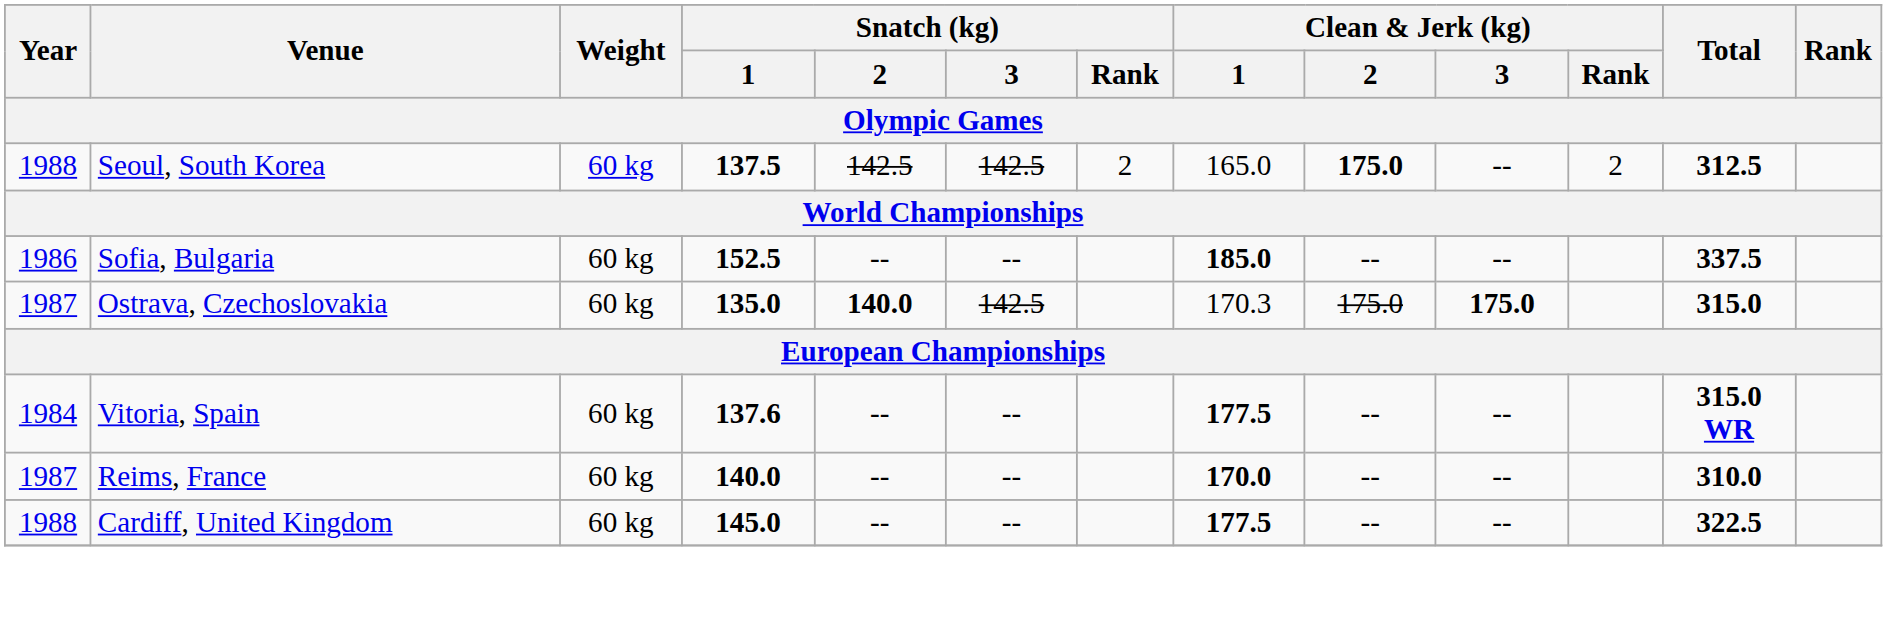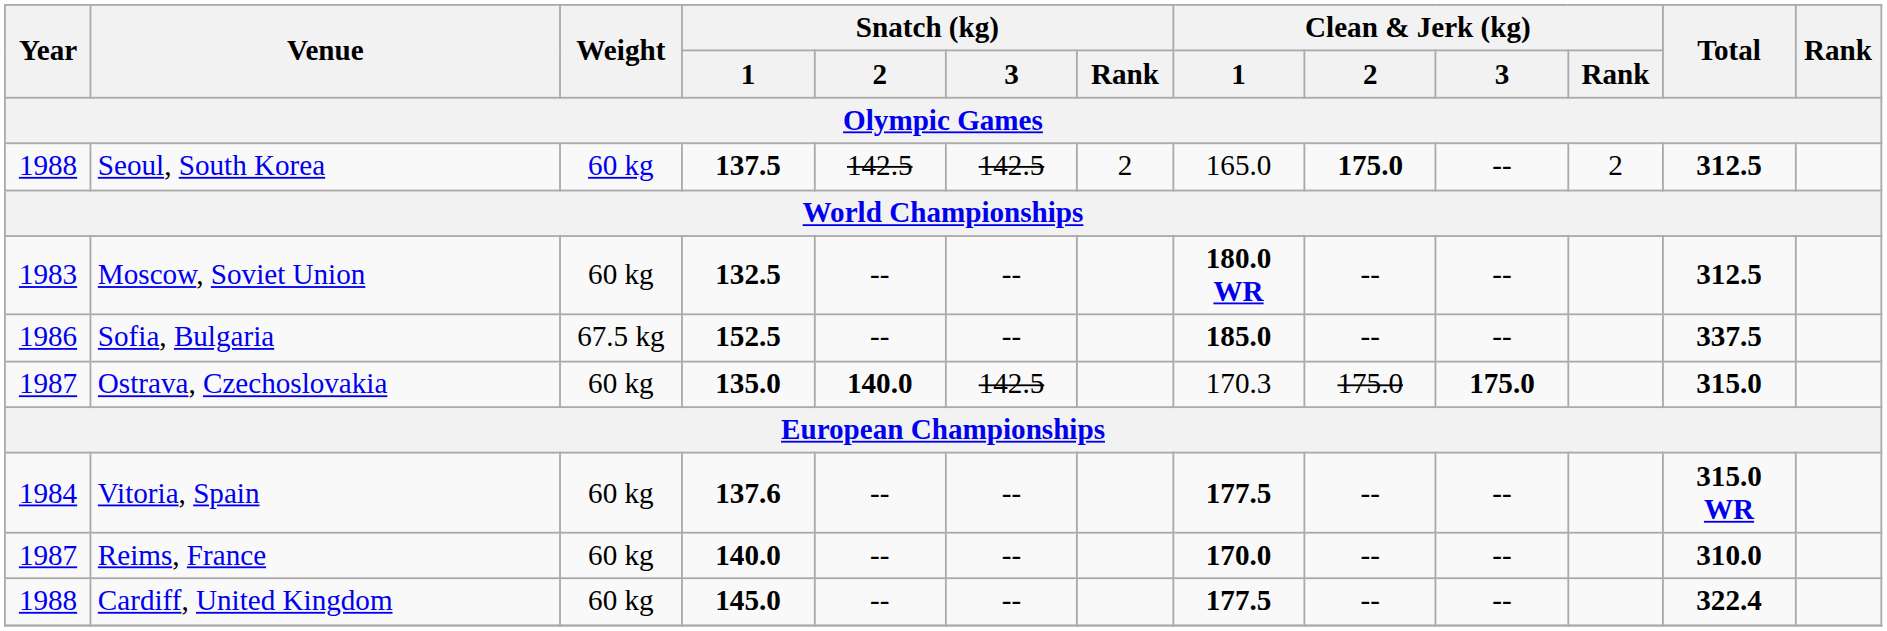+ row: (232, 274)
(621, 258) 60 kg -> (621, 337) 67.5 kg
(1729, 522) 322.5 -> (1729, 601) 322.4
